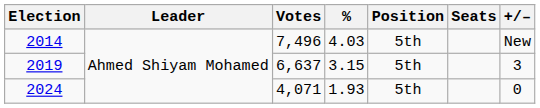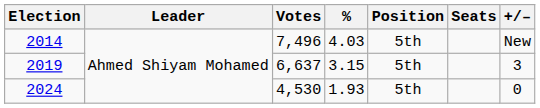(299, 91) 4,071 -> (299, 91) 4,530
